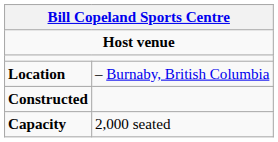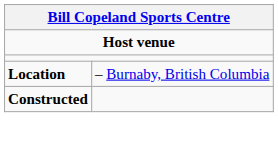- row: (37, 124)
